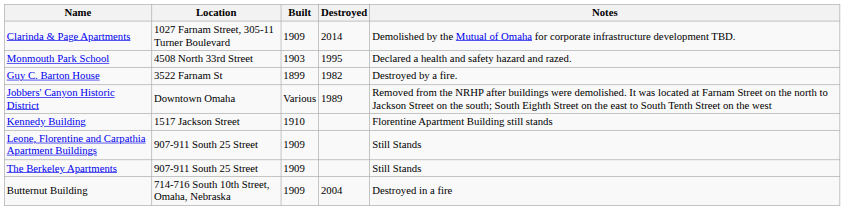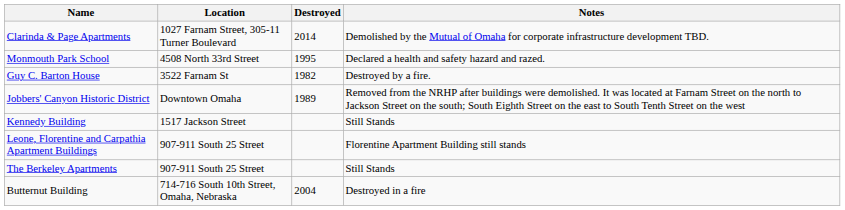- column: (300, 13)
(462, 122) Florentine Apartment Building still stands -> (370, 122) Still Stands
(397, 145) Still Stands -> (436, 145) Florentine Apartment Building still stands
